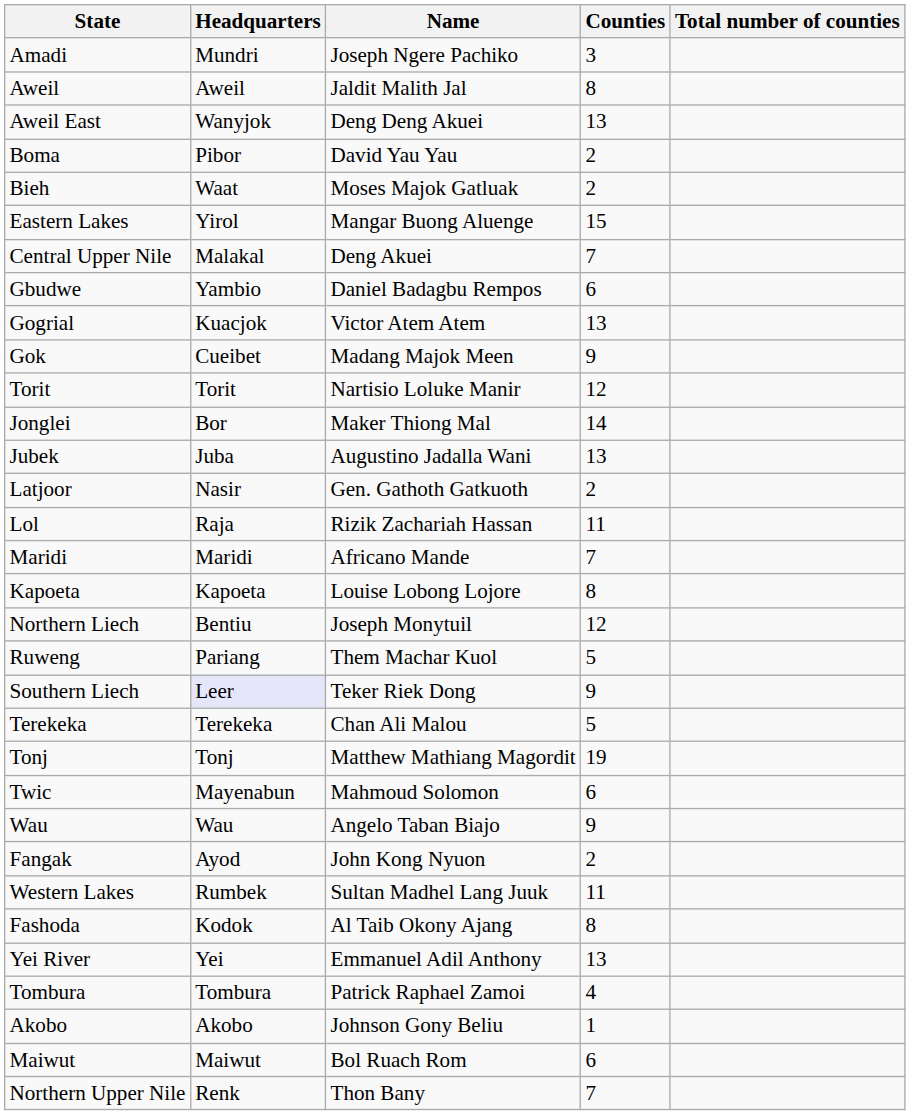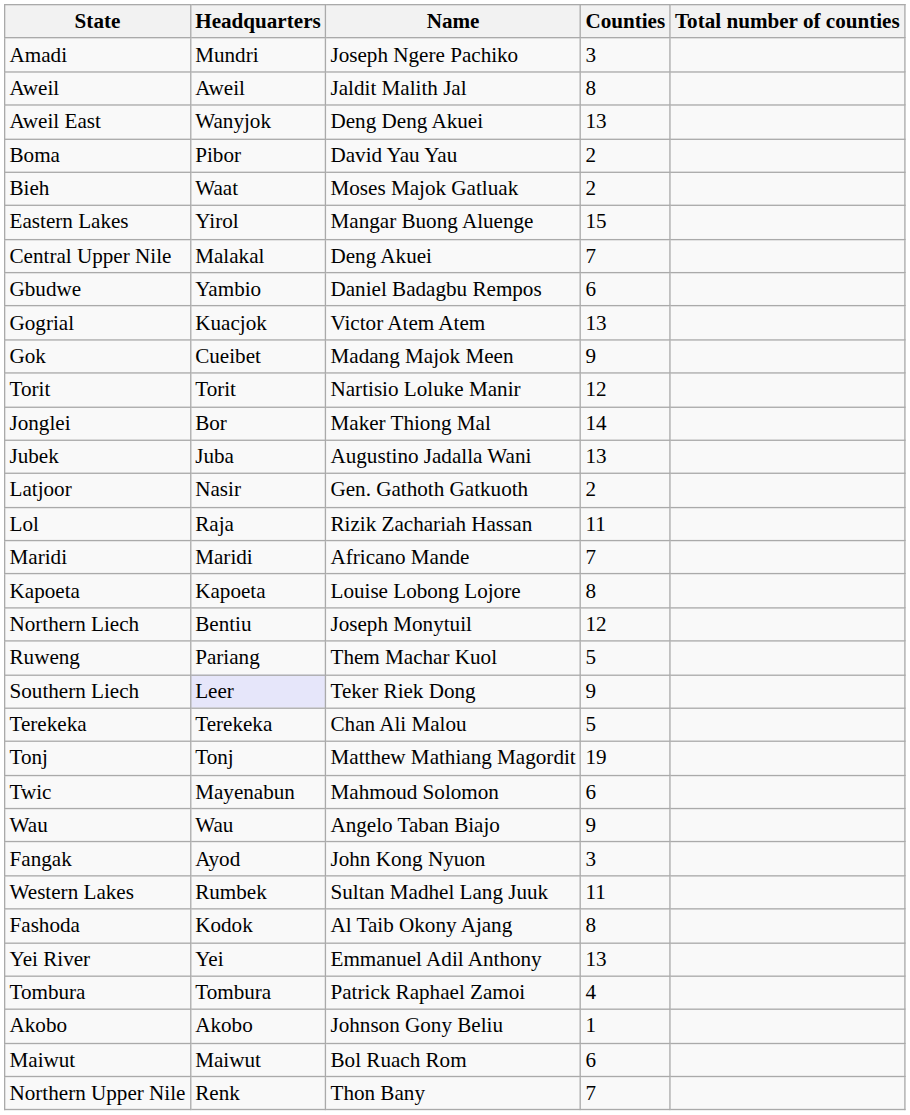(591, 858) 2 -> (591, 858) 3
